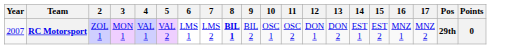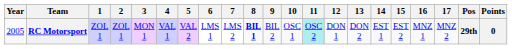+ column: (100, 11)
(15, 31) 2007 -> (15, 31) 2005
(292, 31) no background -> (314, 31) paleturquoise background
